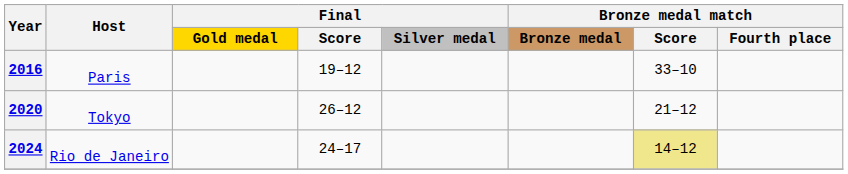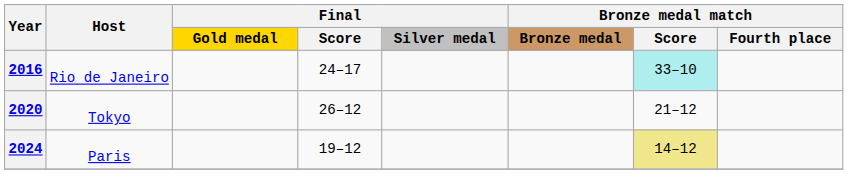(109, 79) Paris -> (109, 79) Rio de Janeiro
(340, 70) 19–12 -> (340, 70) 24–17
(675, 70) no background -> (675, 70) paleturquoise background
(109, 158) Rio de Janeiro -> (109, 158) Paris
(340, 149) 24–17 -> (340, 149) 19–12
